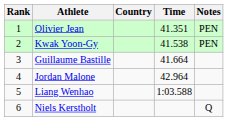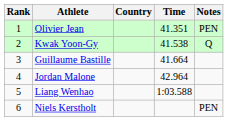(209, 44) PEN -> (209, 44) Q
(209, 108) Q -> (209, 108) PEN
